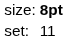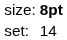(48, 31) 11 -> (48, 31) 14
